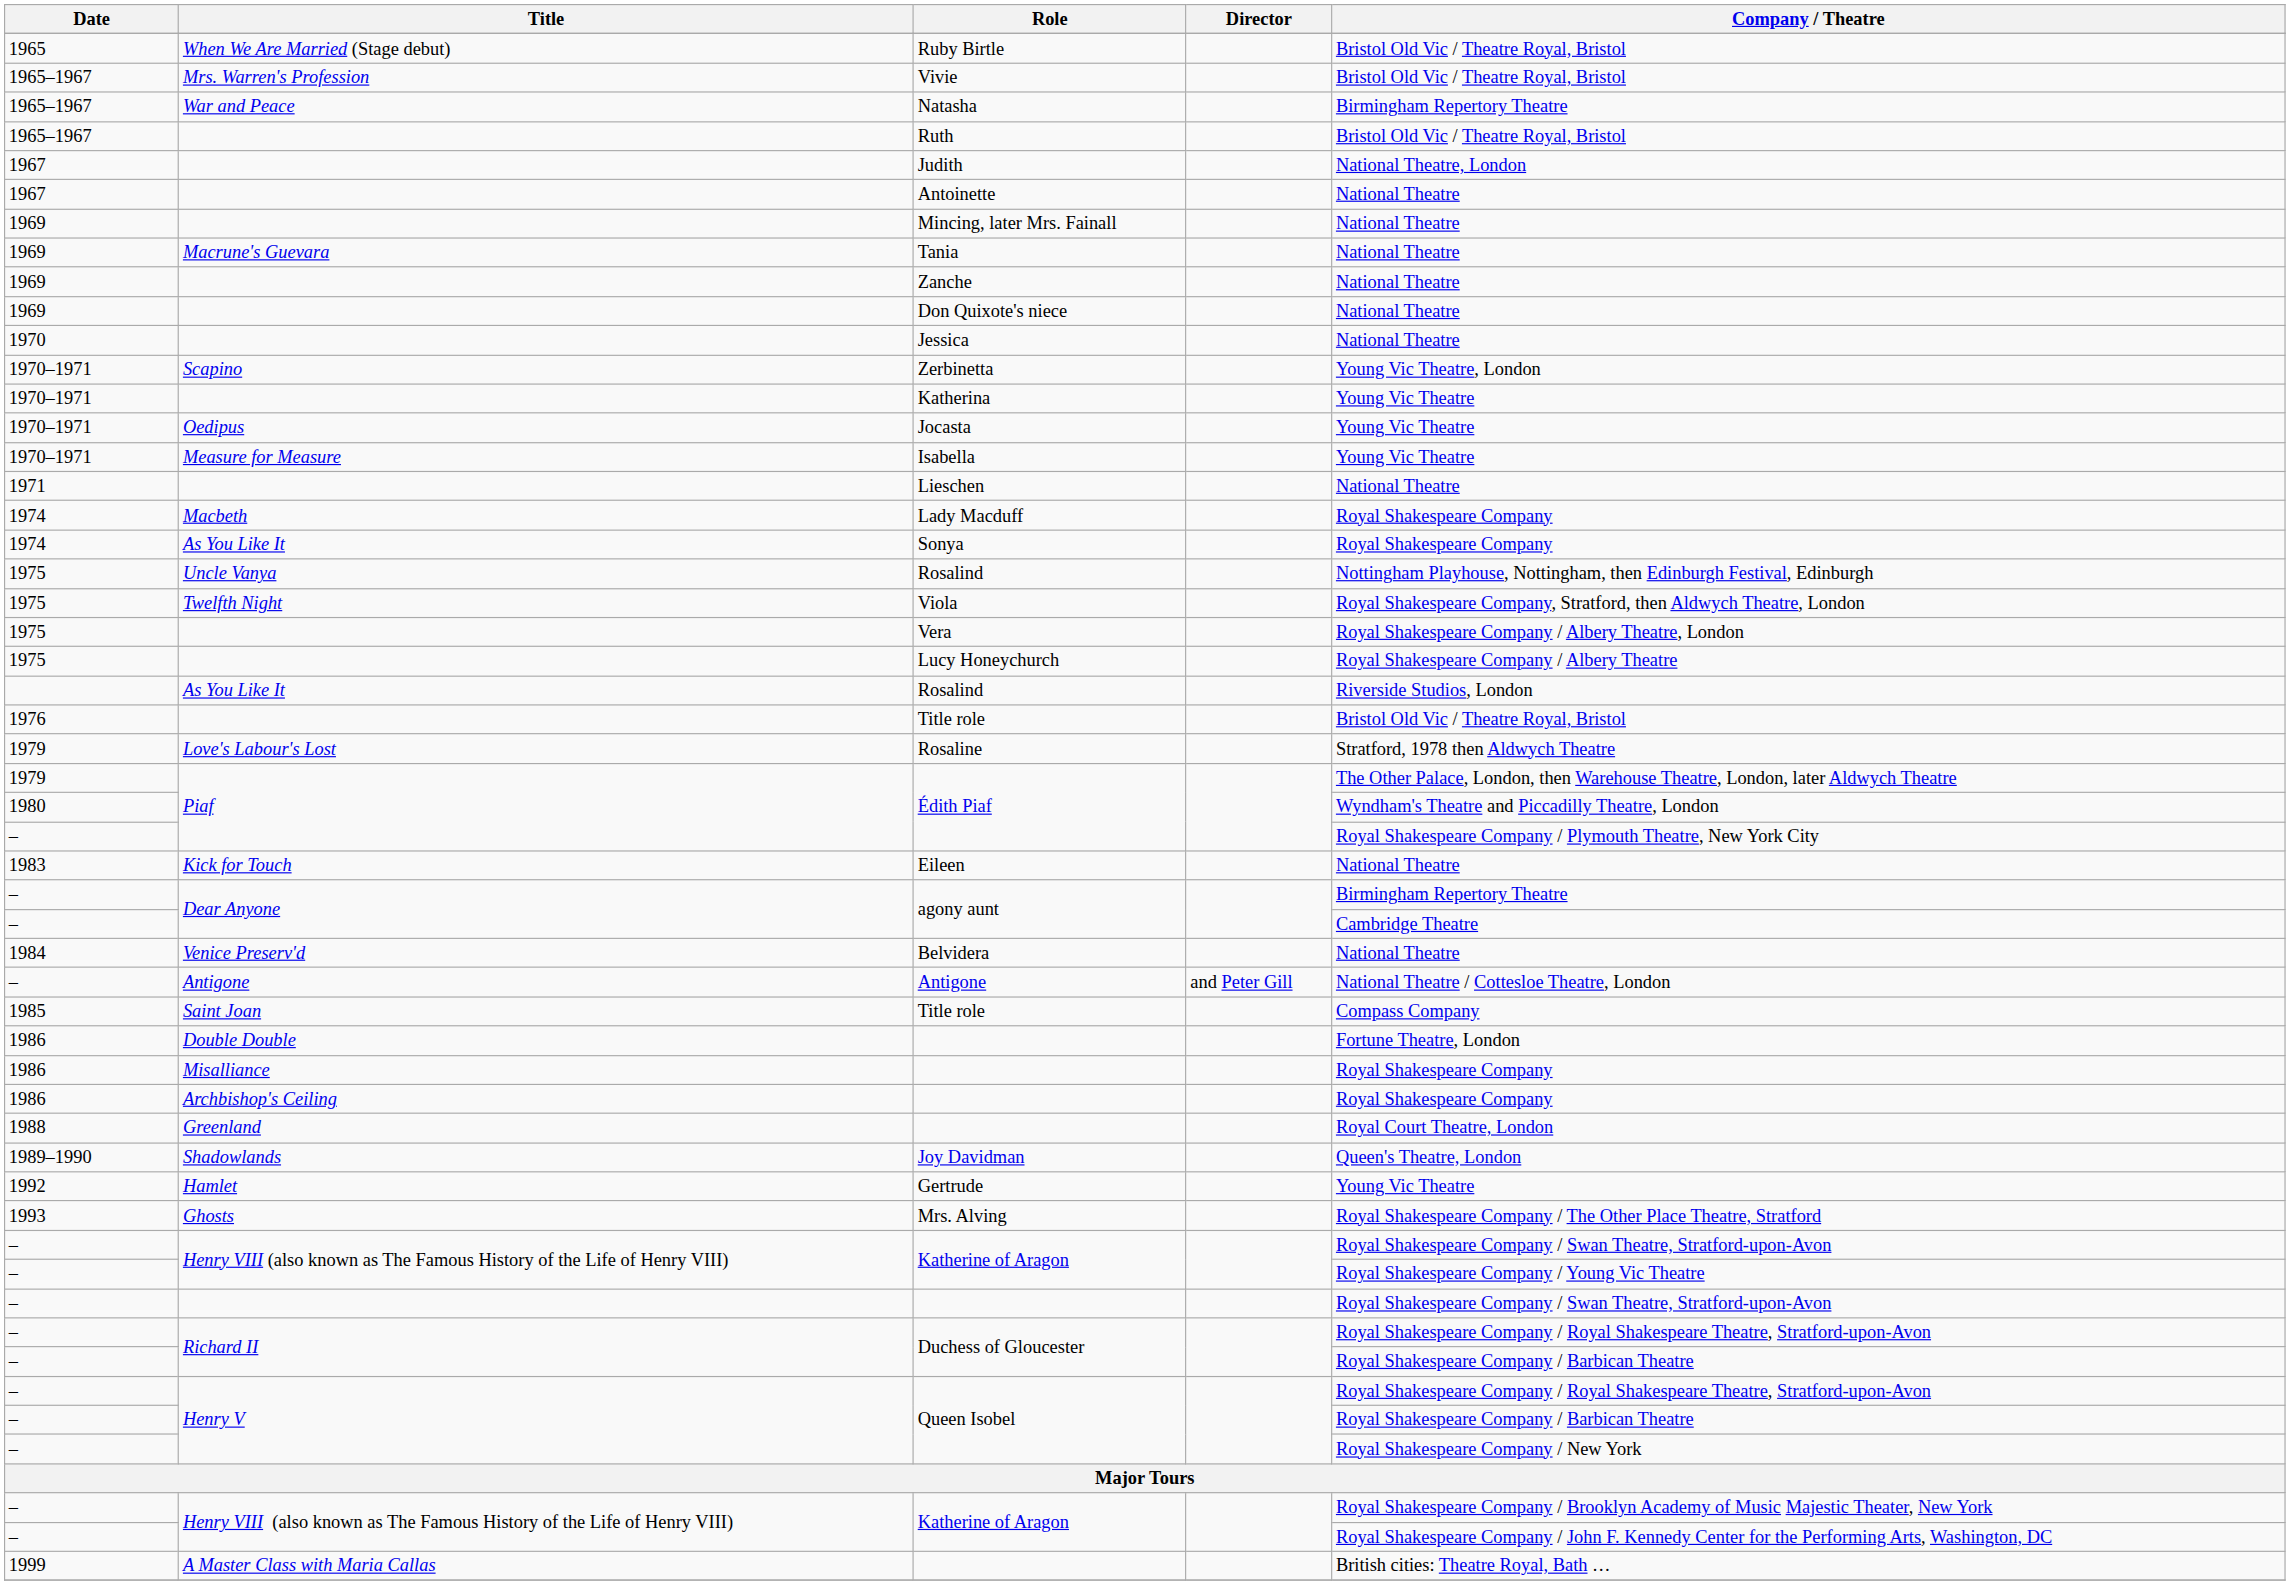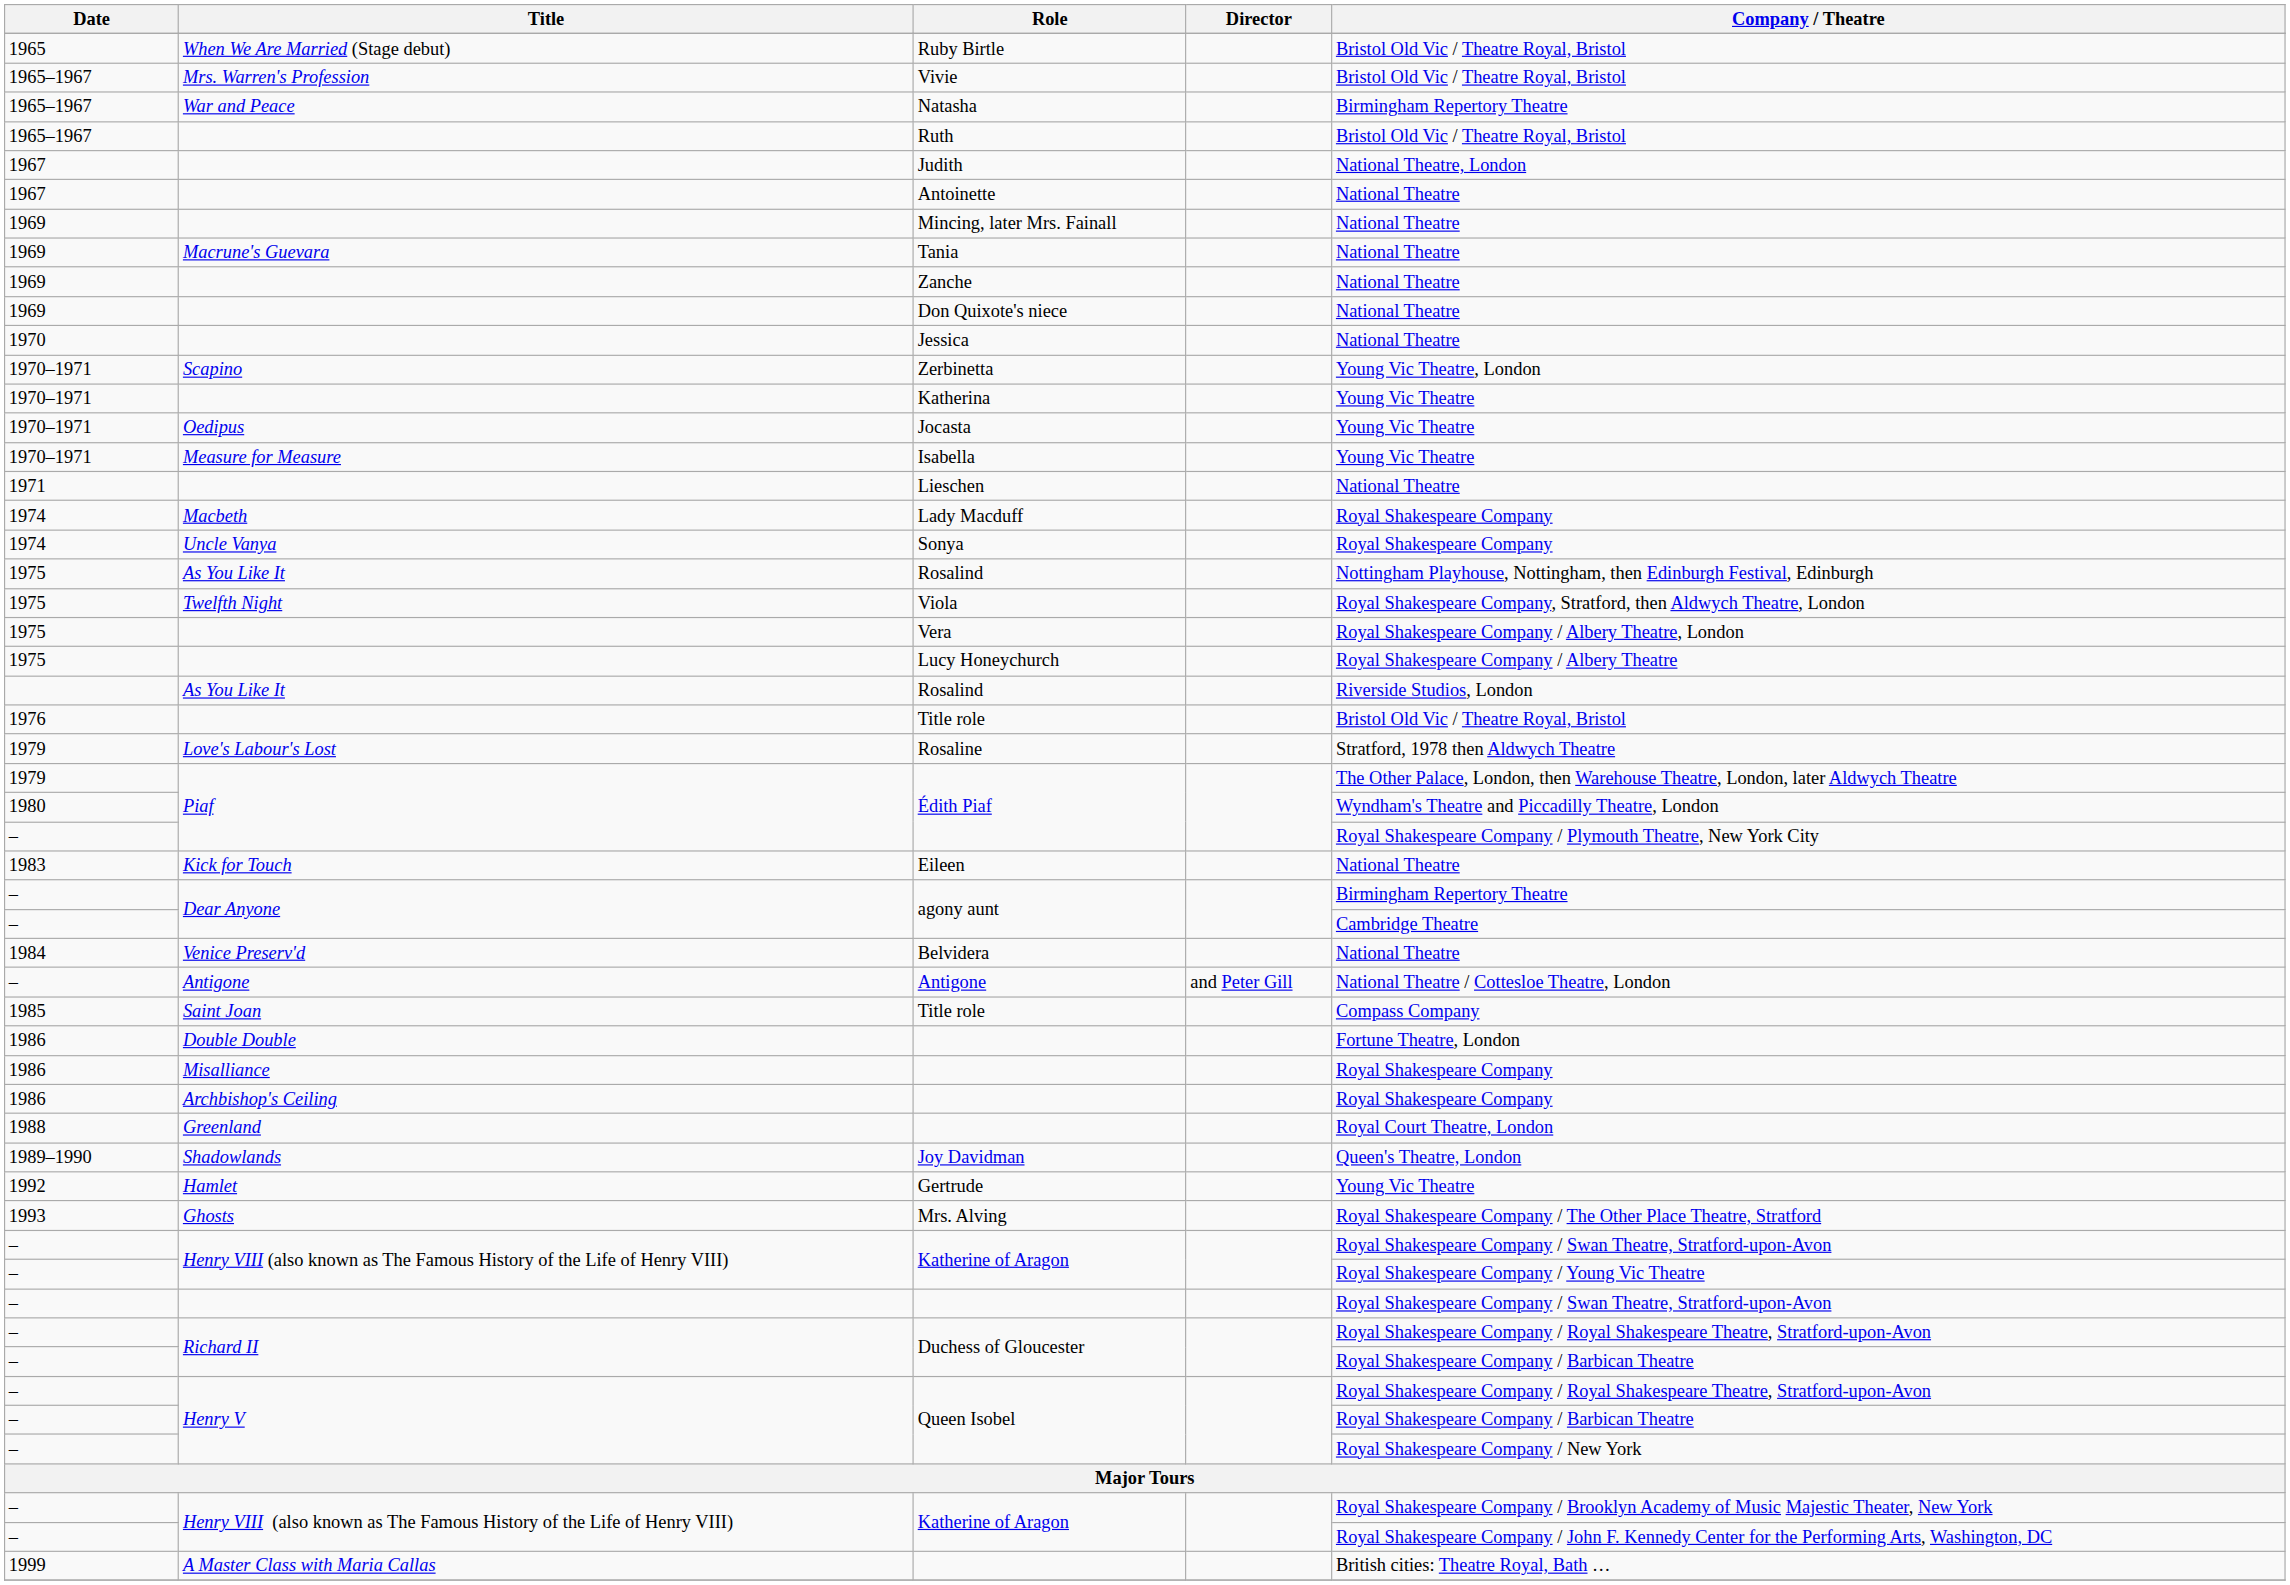(234, 544) As You Like It -> (230, 544) Uncle Vanya
(230, 573) Uncle Vanya -> (234, 573) As You Like It
